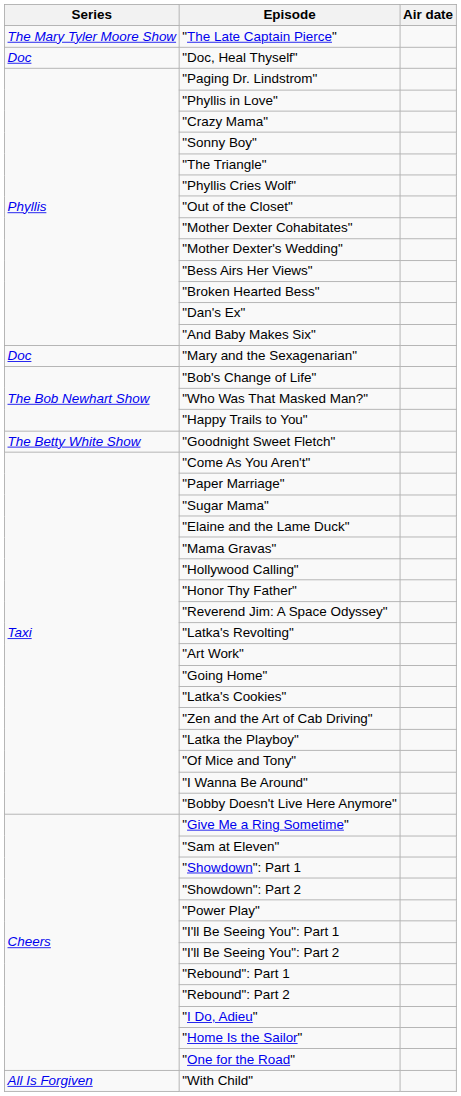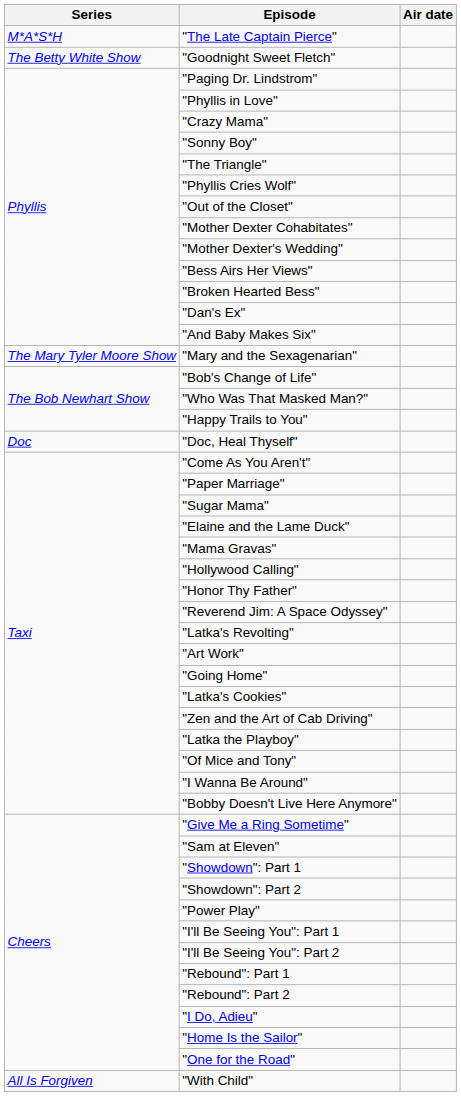(92, 36) The Mary Tyler Moore Show -> (35, 36) M*A*S*H
rows swapped: (240, 57) <-> (259, 441)
(19, 356) Doc -> (92, 356) The Mary Tyler Moore Show
